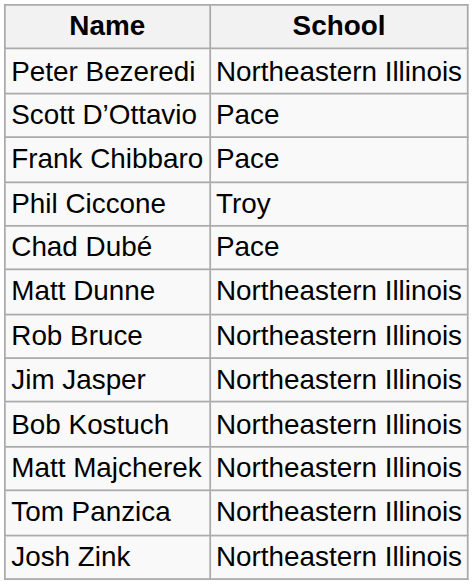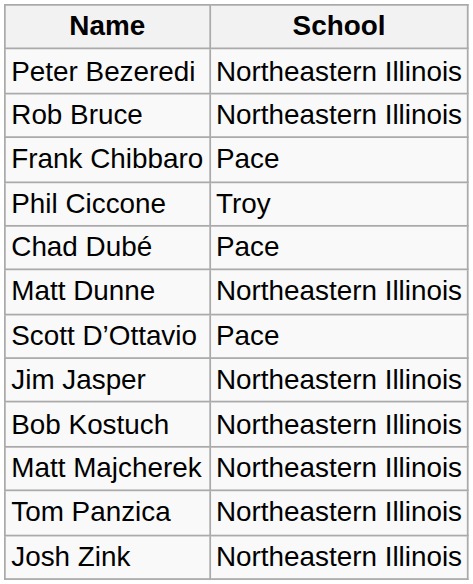rows swapped: (77, 335) <-> (104, 114)
